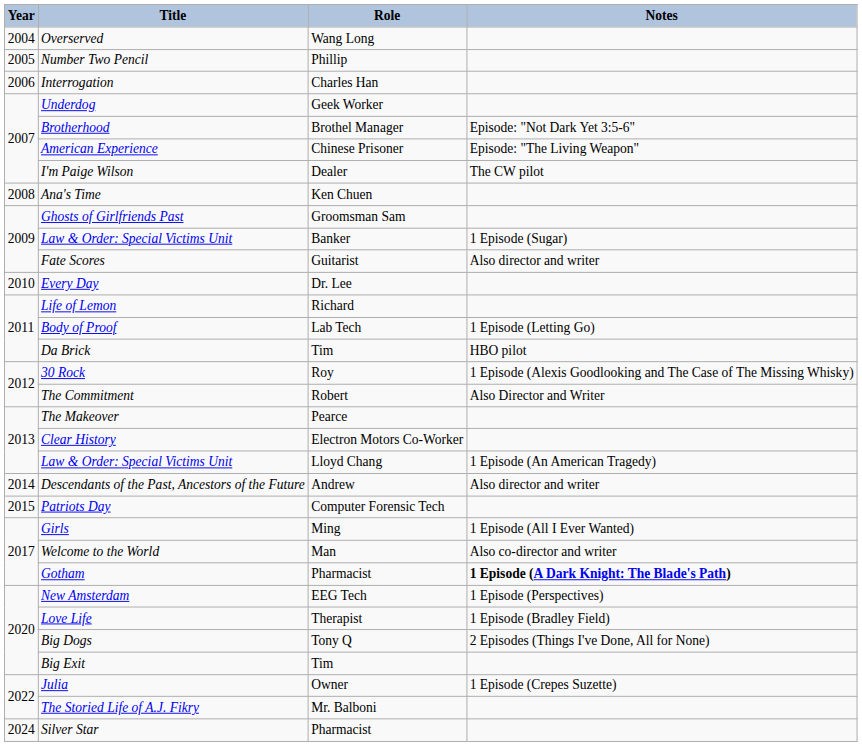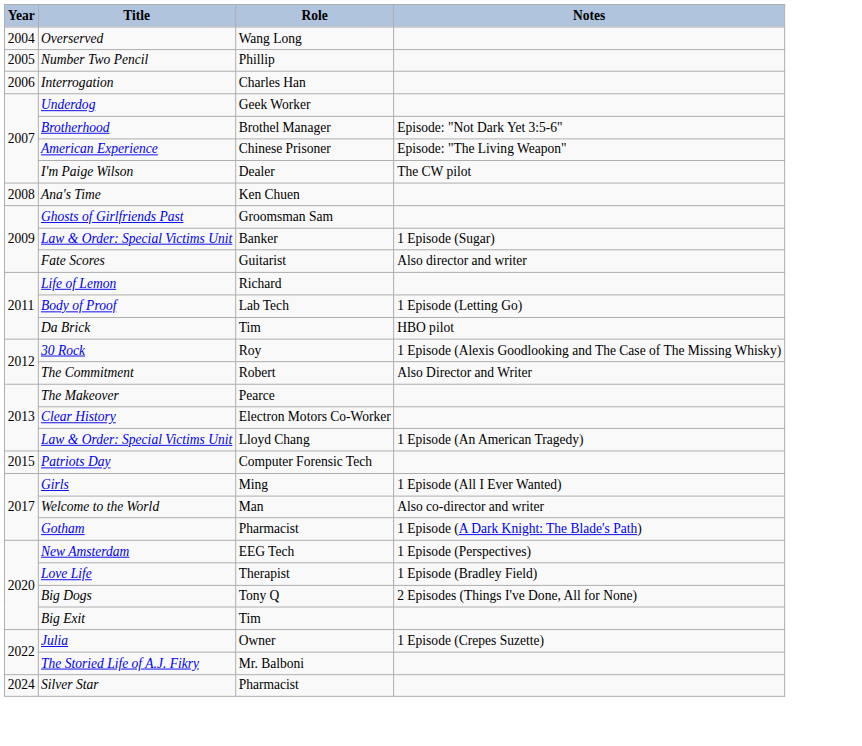- row: (70, 283)
- row: (173, 484)
(600, 574) bold -> (519, 529) normal
